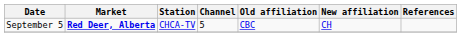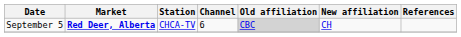(202, 25) 5 -> (202, 25) 6
(247, 25) no background -> (247, 25) lightgrey background
